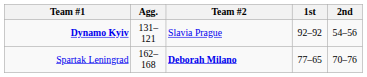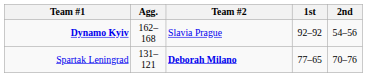(148, 33) 131–121 -> (148, 33) 162–168
(148, 59) 162–168 -> (148, 59) 131–121
